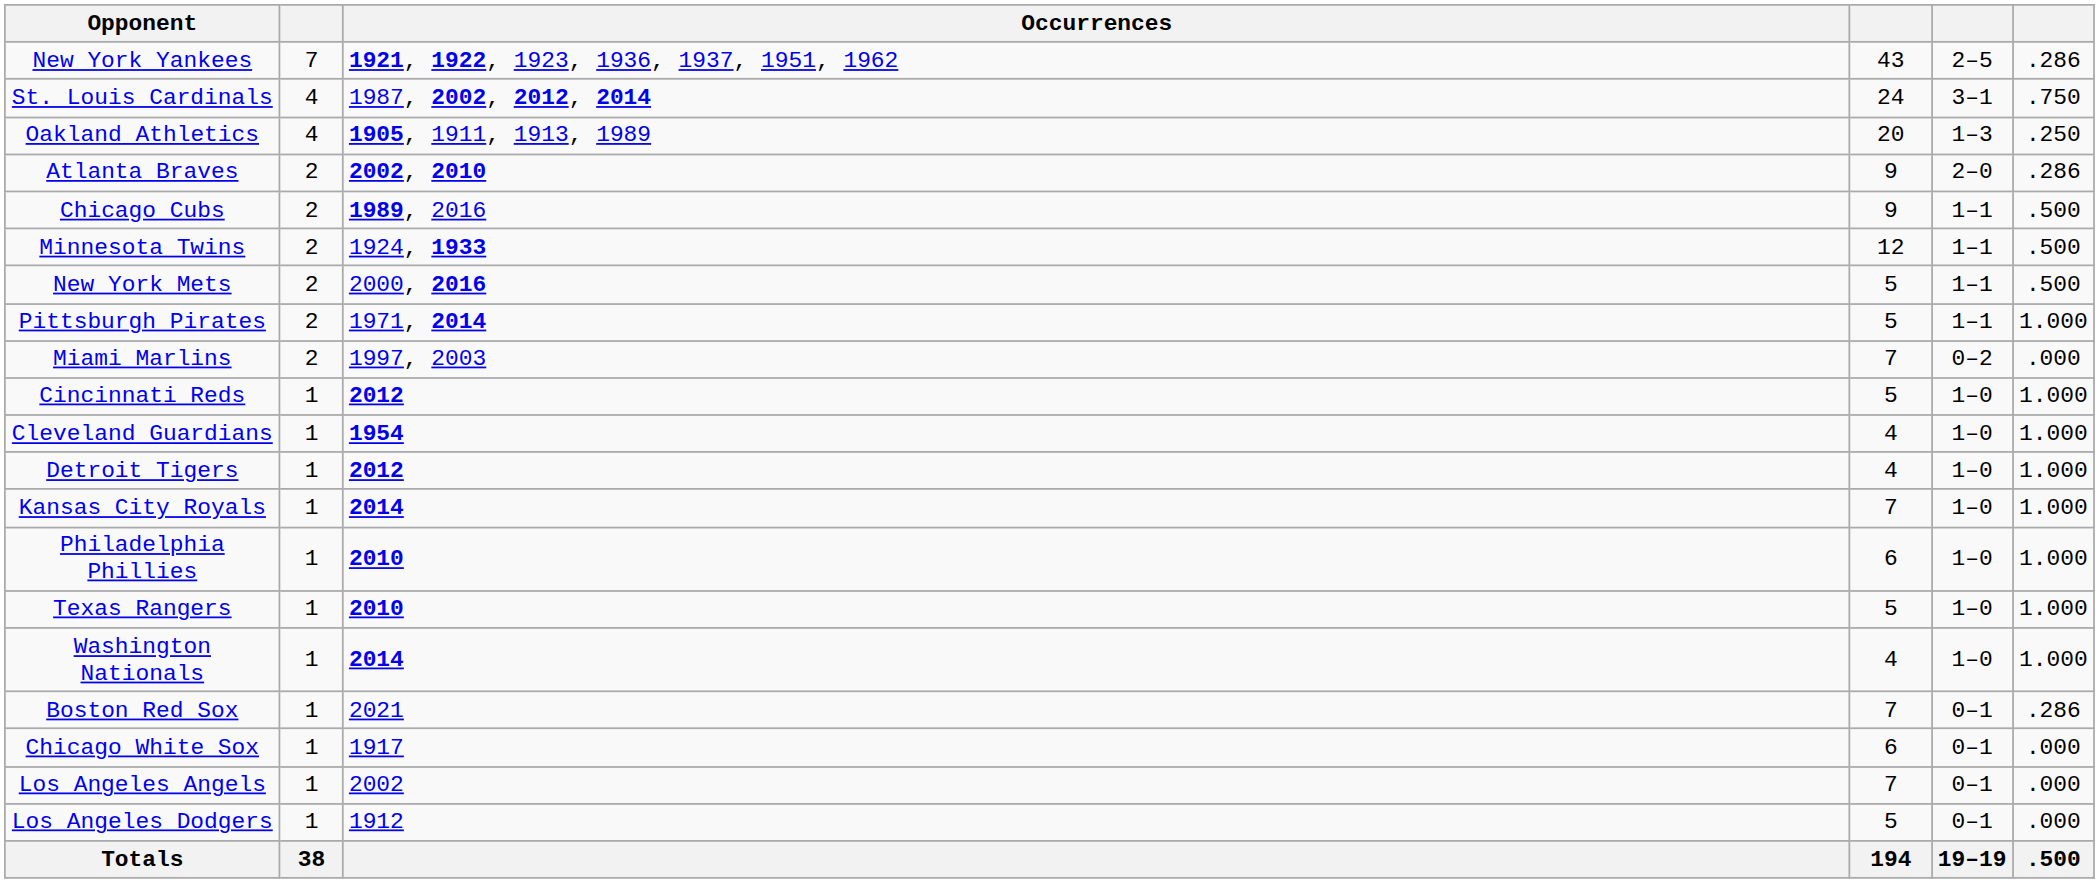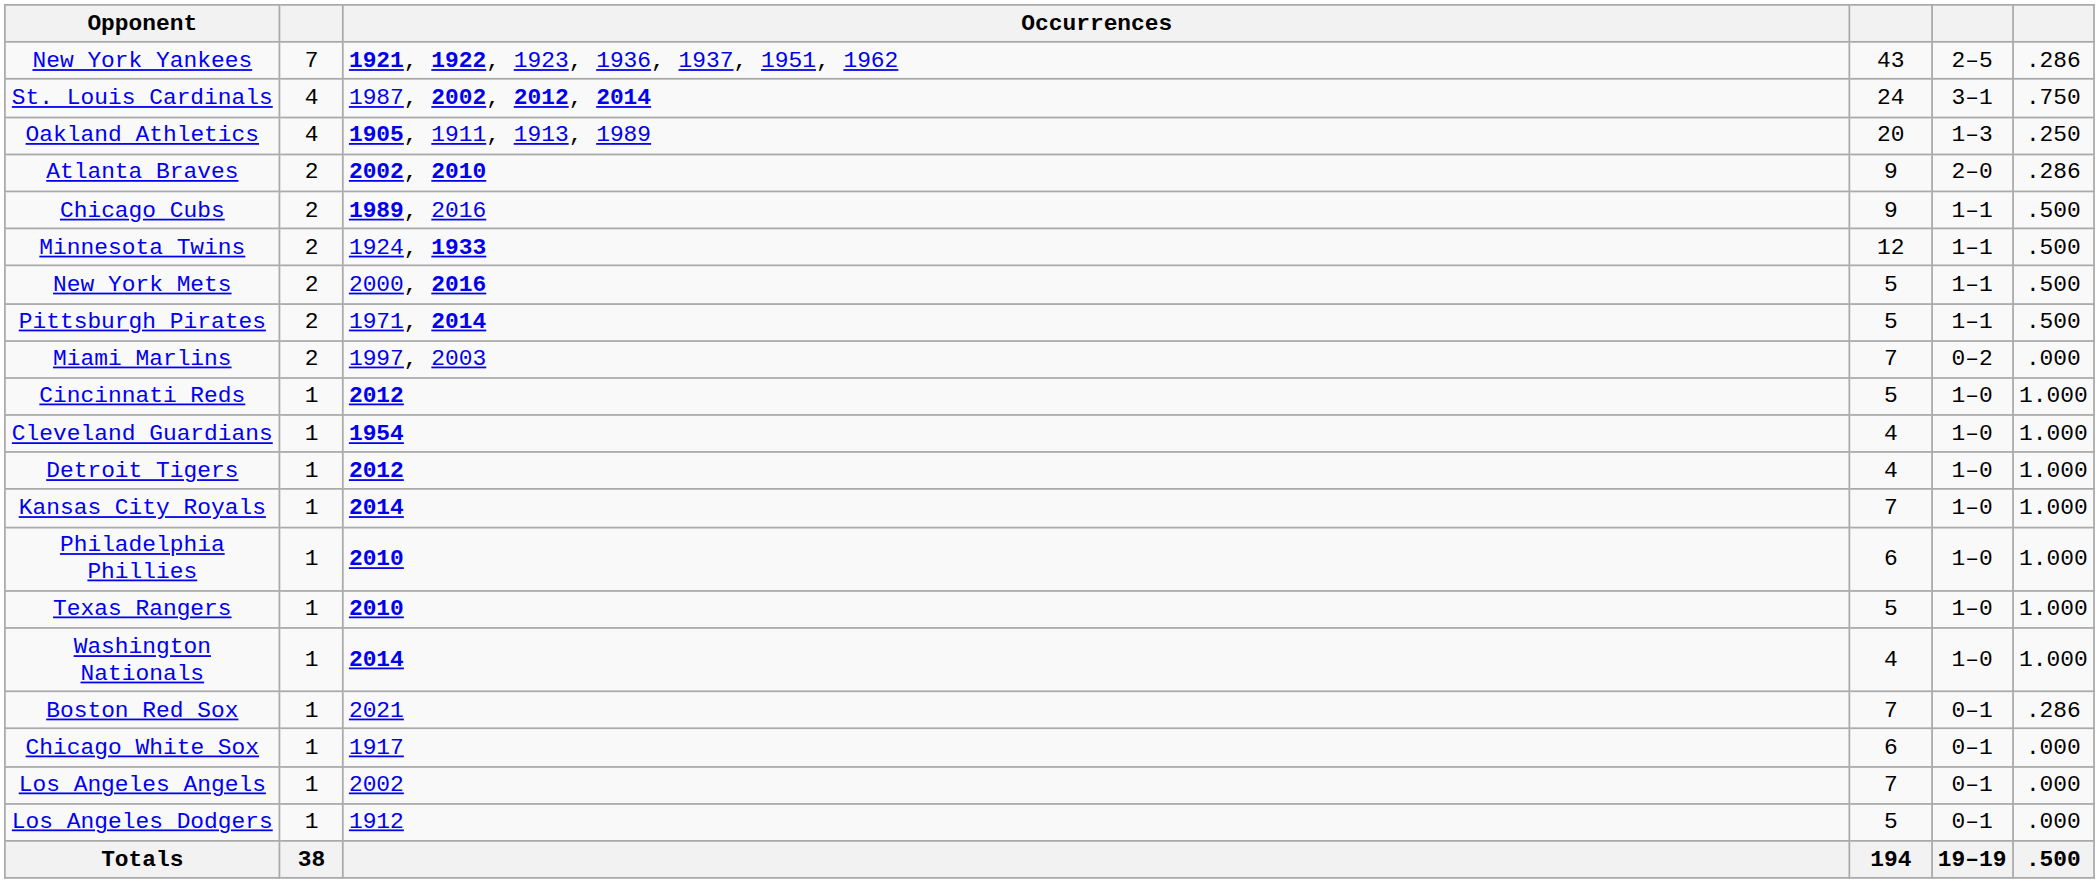(2053, 322) 1.000 -> (2053, 322) .500
